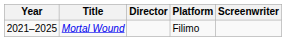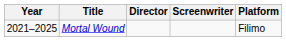columns swapped: (249, 12) <-> (193, 12)
